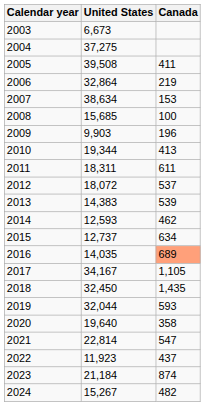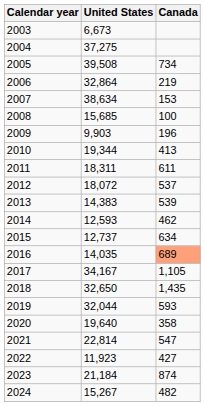(167, 64) 411 -> (167, 64) 734
(100, 289) 32,450 -> (100, 289) 32,650
(167, 358) 437 -> (167, 358) 427
